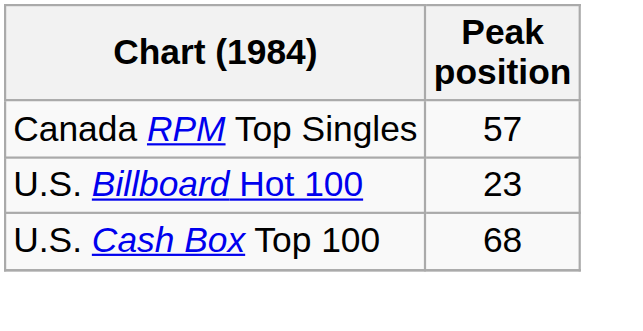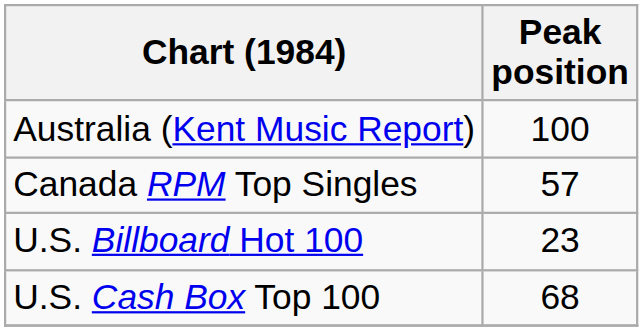+ row: (244, 128)
